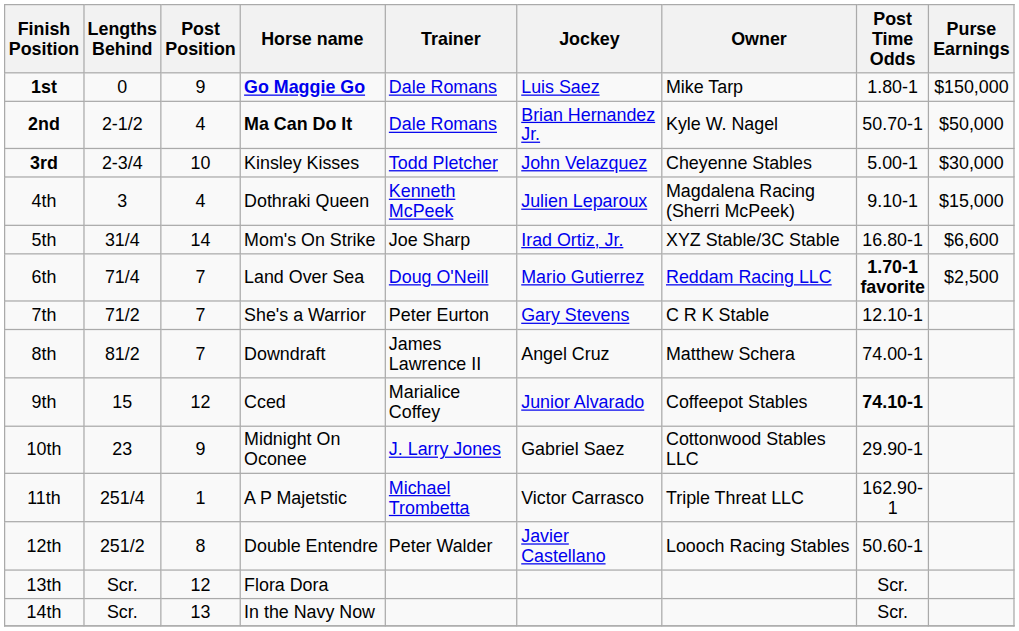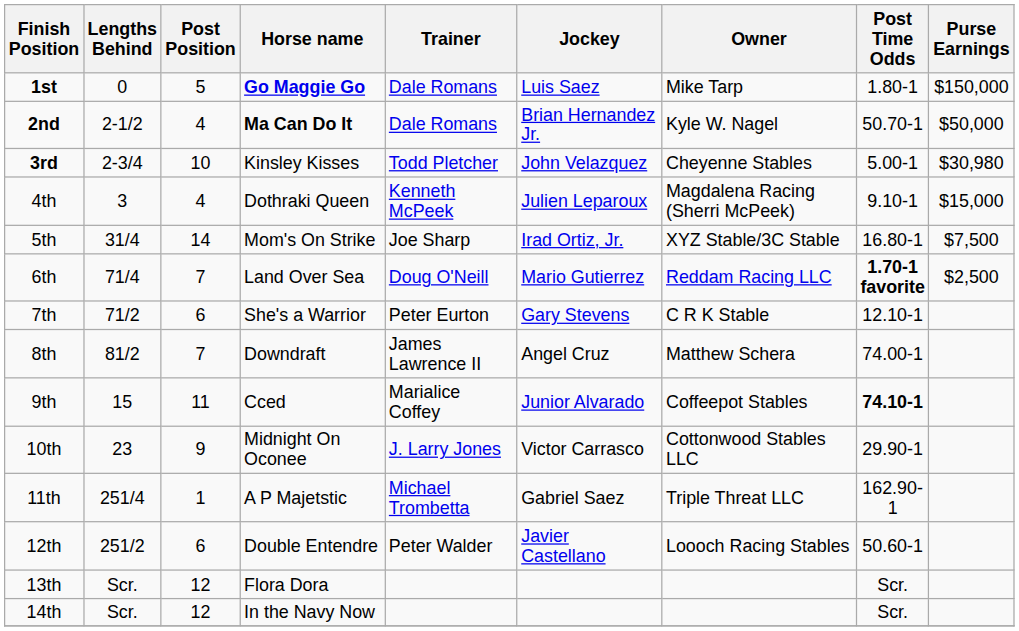(201, 87) 9 -> (201, 87) 5
(971, 163) $30,000 -> (971, 163) $30,980
(971, 240) $6,600 -> (971, 240) $7,500
(201, 316) 7 -> (201, 316) 6
(201, 402) 12 -> (201, 402) 11
(573, 450) Gabriel Saez -> (583, 450) Victor Carrasco
(583, 498) Victor Carrasco -> (573, 498) Gabriel Saez
(201, 546) 8 -> (201, 546) 6
(201, 612) 13 -> (201, 612) 12
